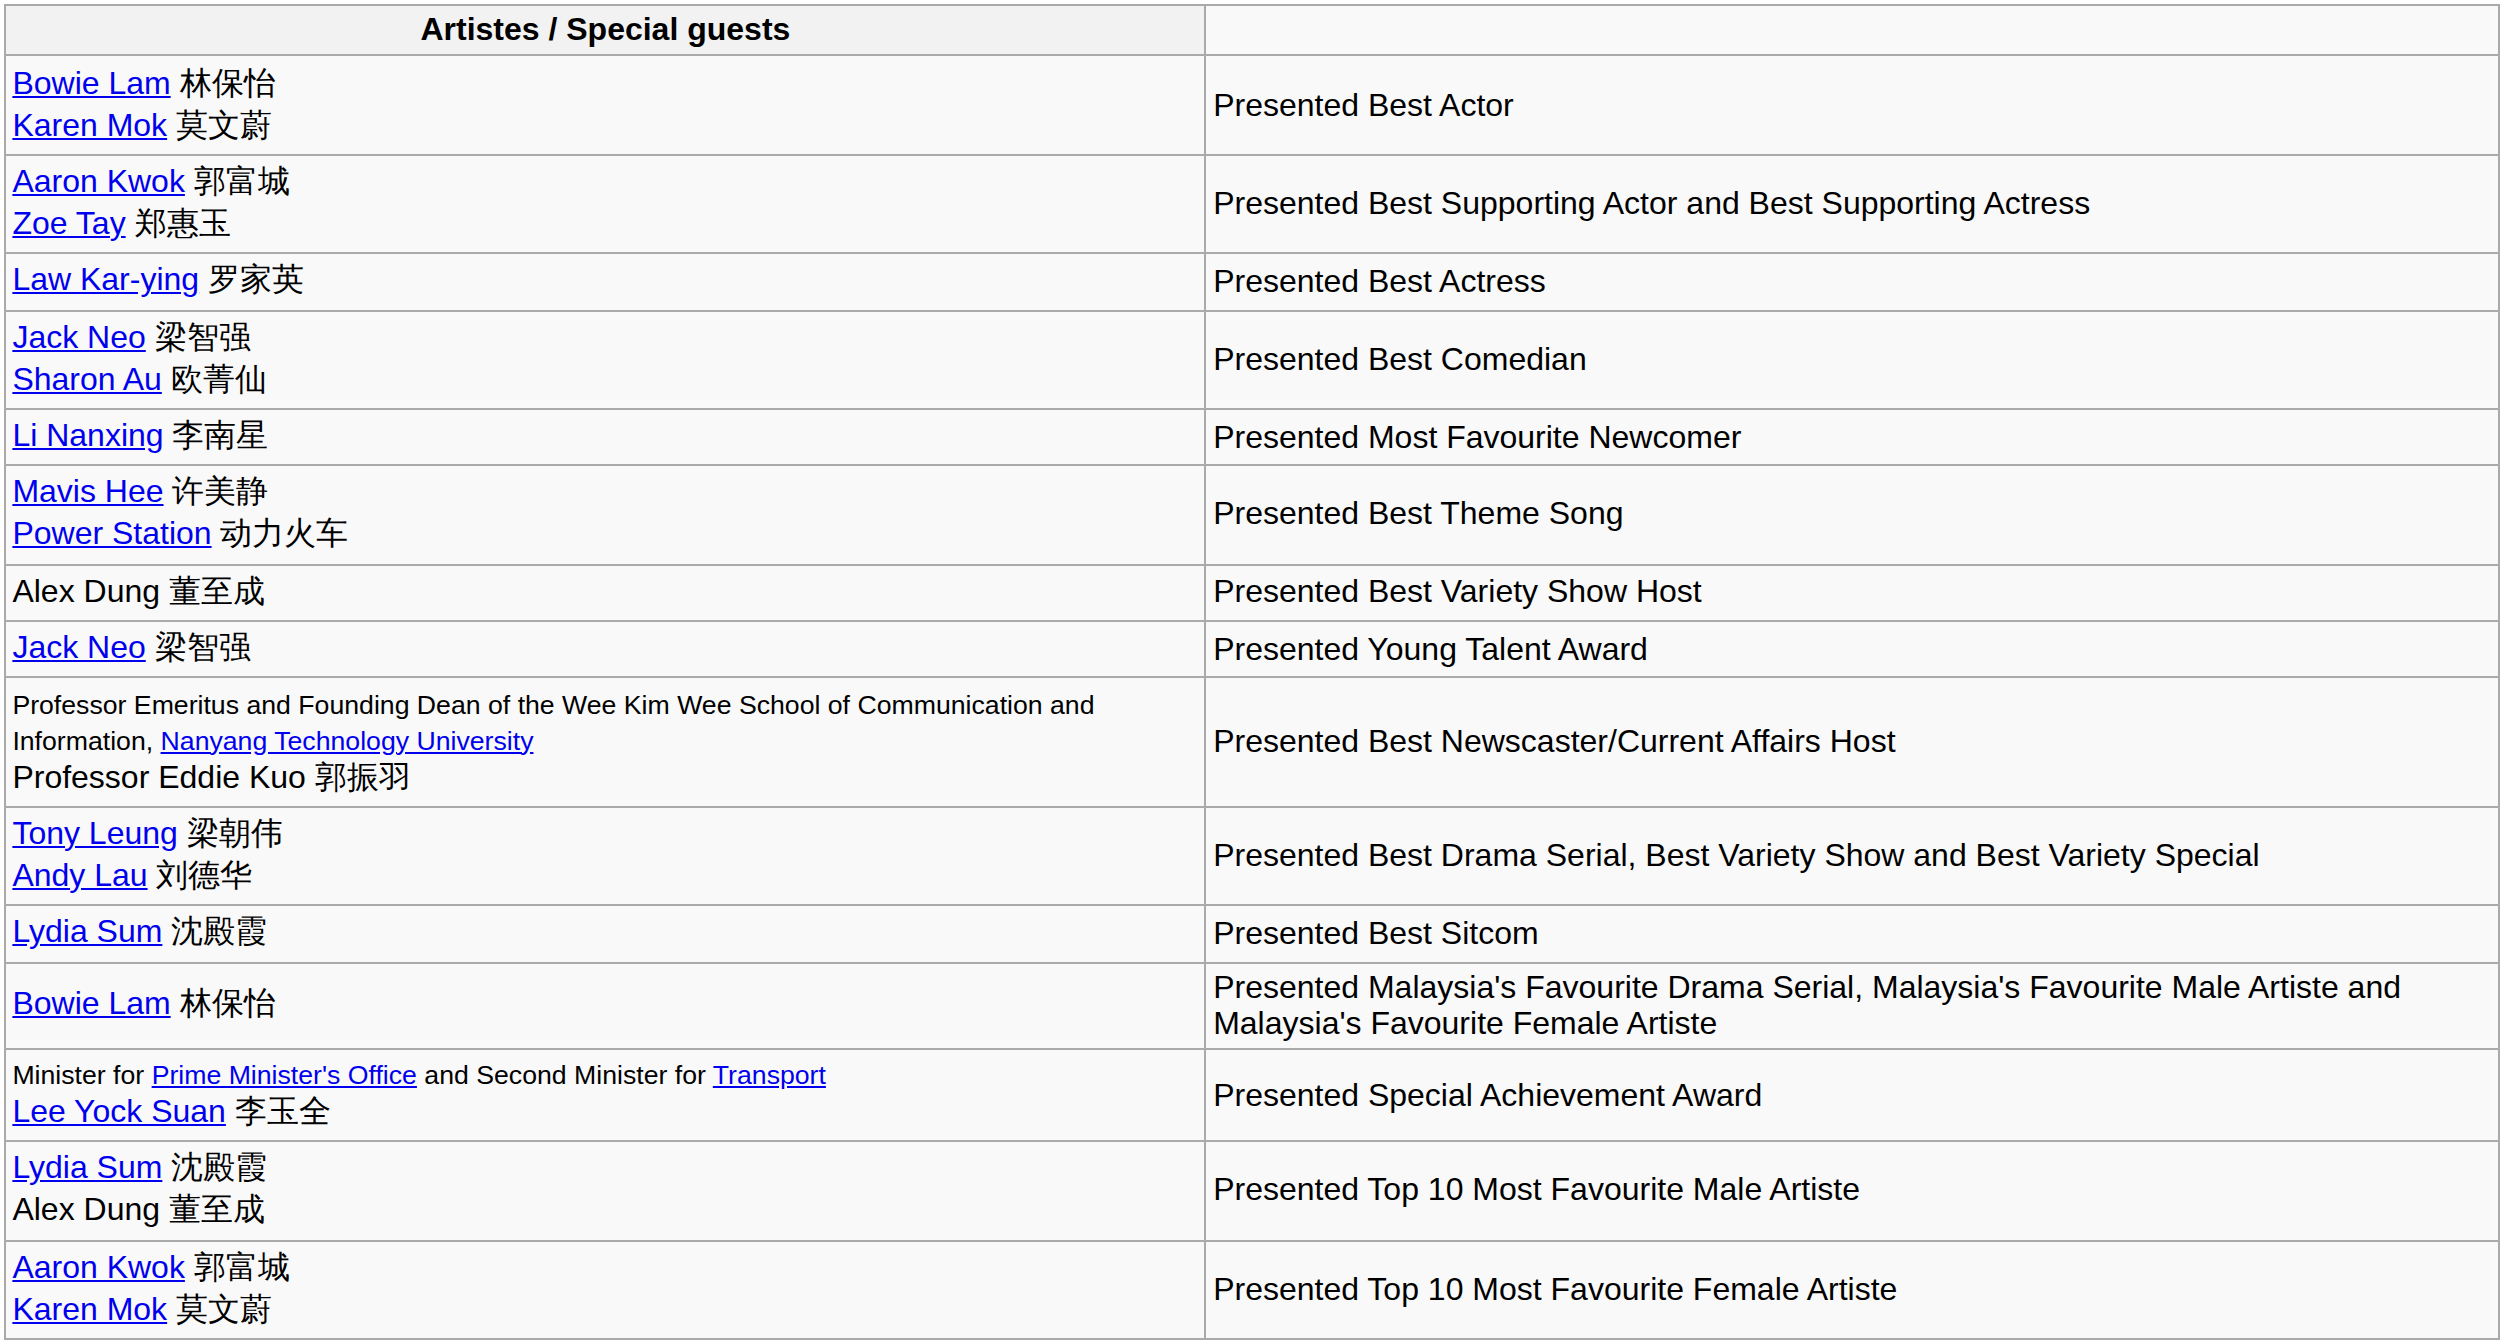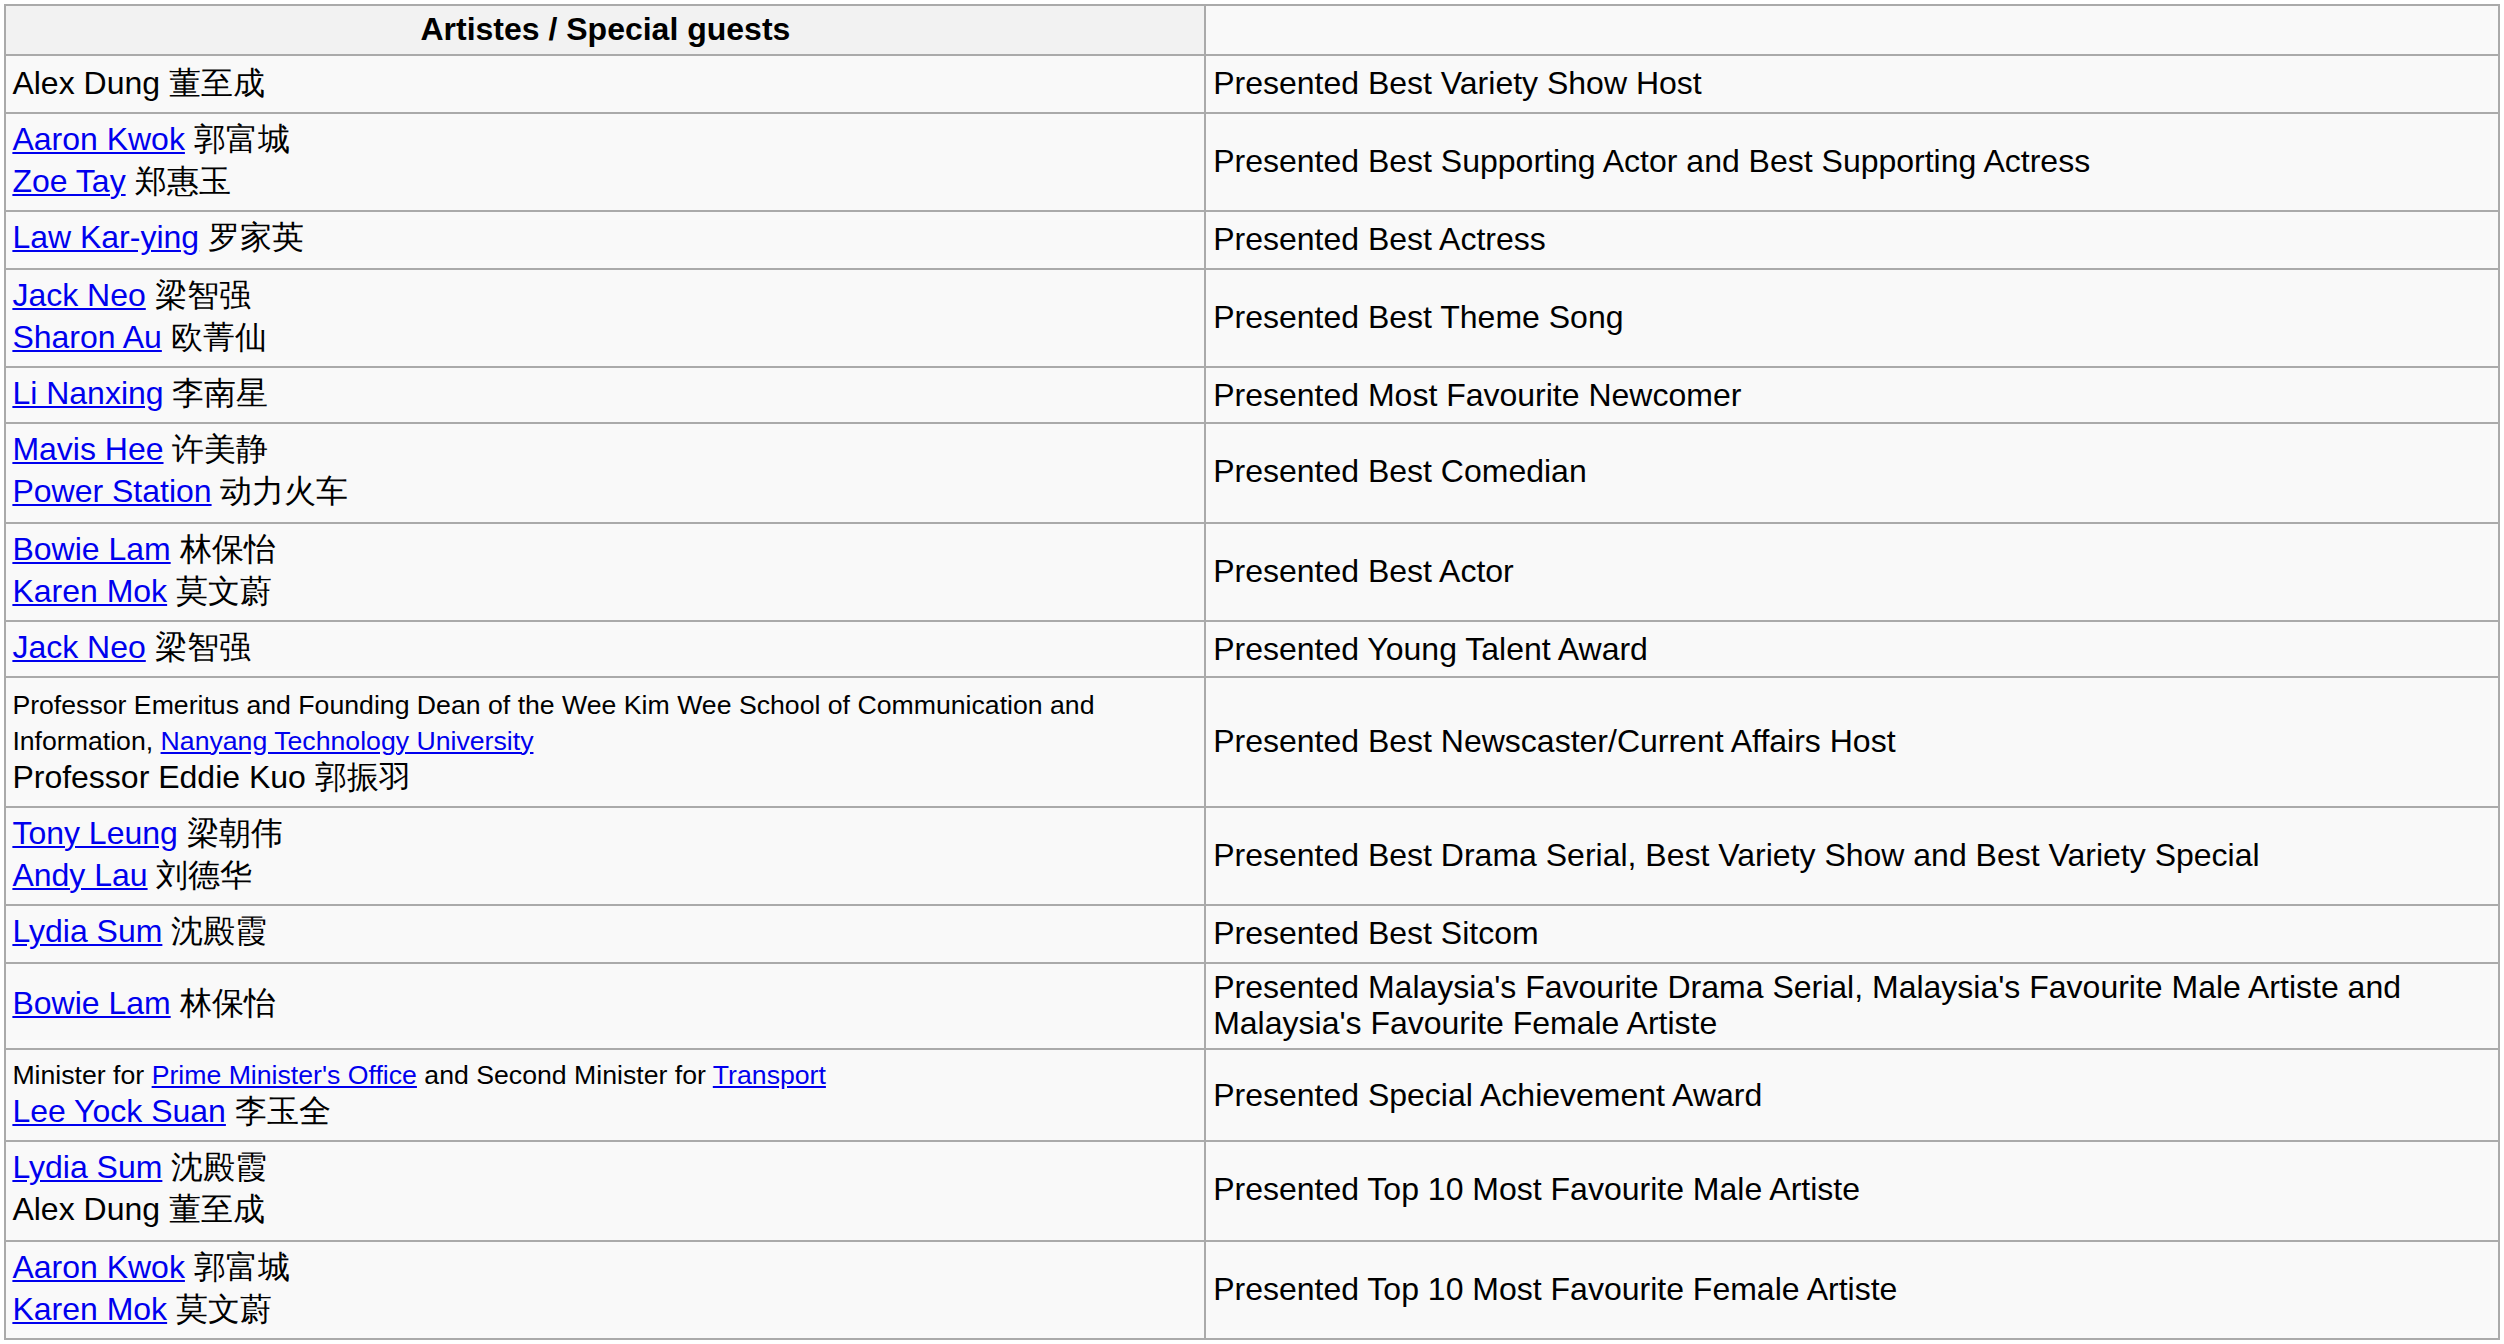rows swapped: (144, 103) <-> (139, 591)
(1400, 358) Presented Best Comedian -> (1418, 316) Presented Best Theme Song
(1418, 514) Presented Best Theme Song -> (1400, 472) Presented Best Comedian
